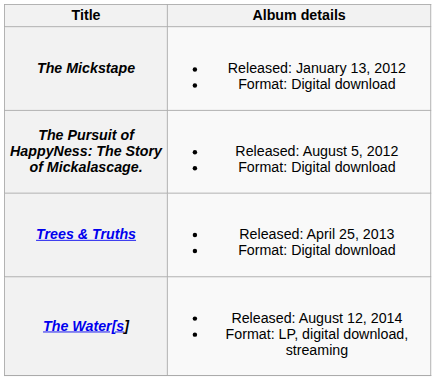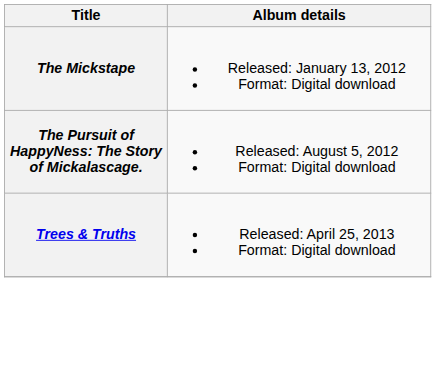- row: (86, 325)
